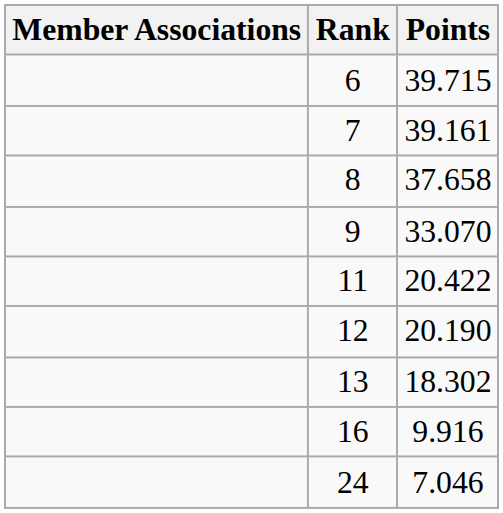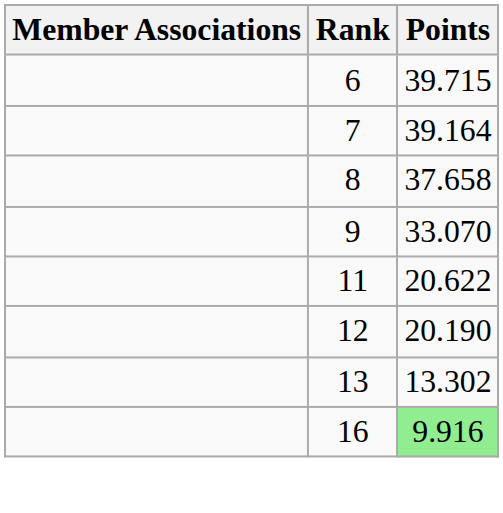(448, 130) 39.161 -> (448, 130) 39.164
(448, 280) 20.422 -> (448, 280) 20.622
(448, 381) 18.302 -> (448, 381) 13.302
(448, 431) no background -> (448, 431) lightgreen background
- row: (353, 481)
